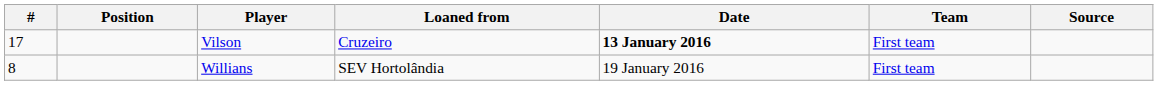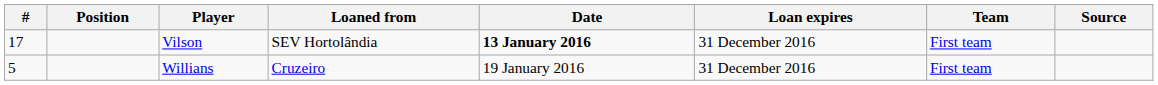+ column: (811, 17)
(365, 42) Cruzeiro -> (324, 42) SEV Hortolândia
(12, 67) 8 -> (12, 67) 5
(391, 67) SEV Hortolândia -> (298, 67) Cruzeiro
